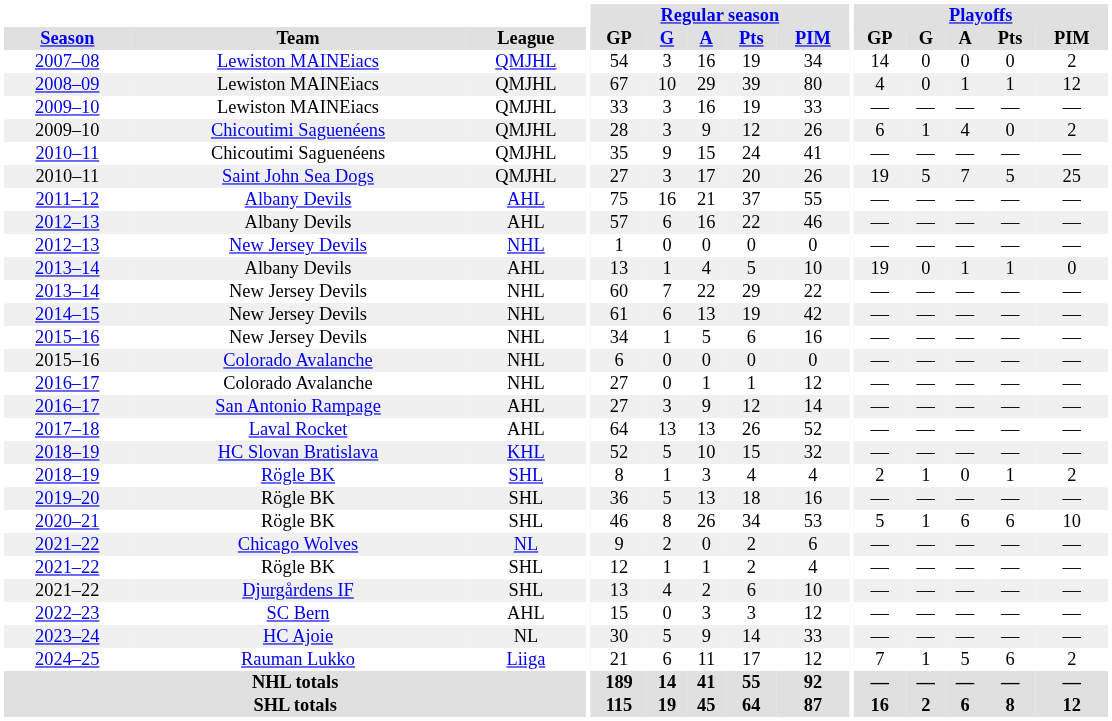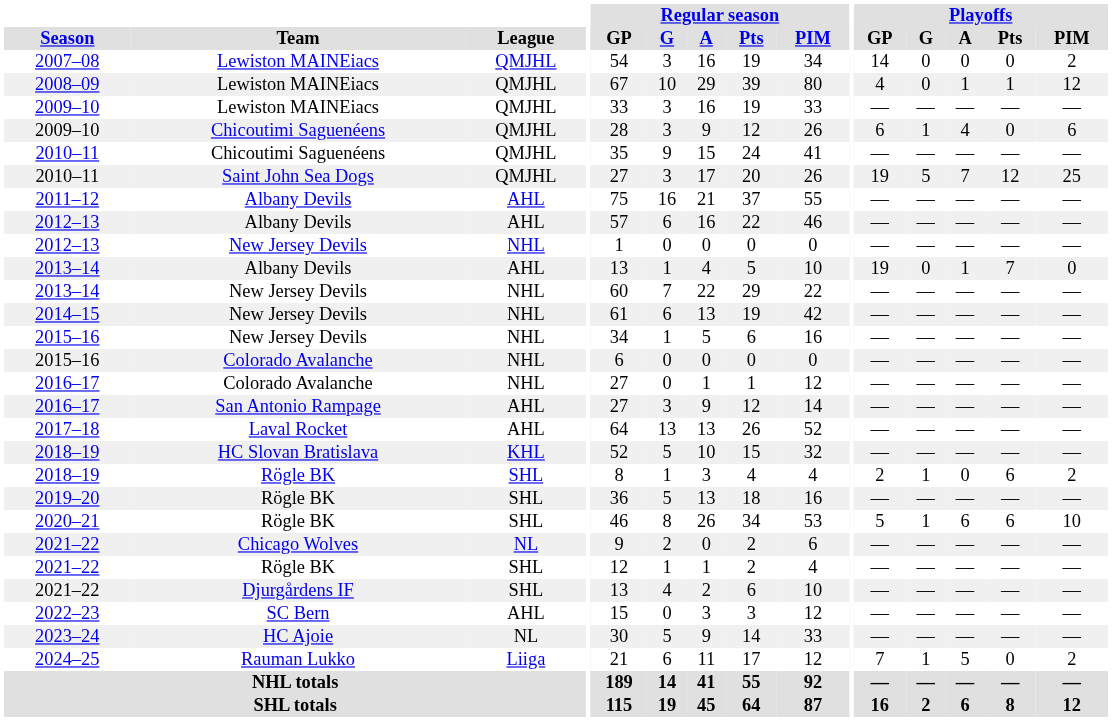(1072, 130) 2 -> (1072, 130) 6
(1010, 176) 5 -> (1010, 176) 12
(1010, 268) 1 -> (1010, 268) 7
(1010, 475) 1 -> (1010, 475) 6
(1010, 659) 6 -> (1010, 659) 0
